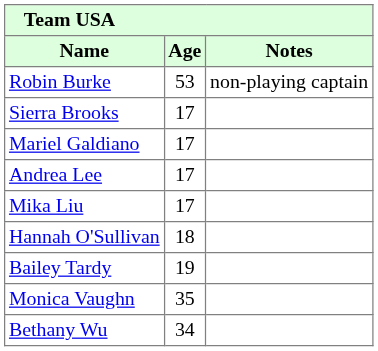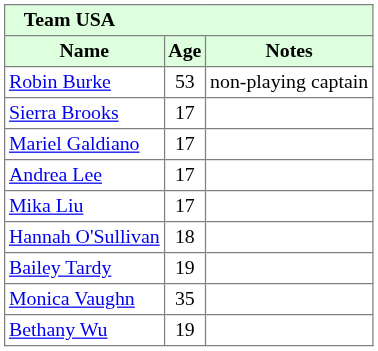(185, 330) 34 -> (185, 330) 19
